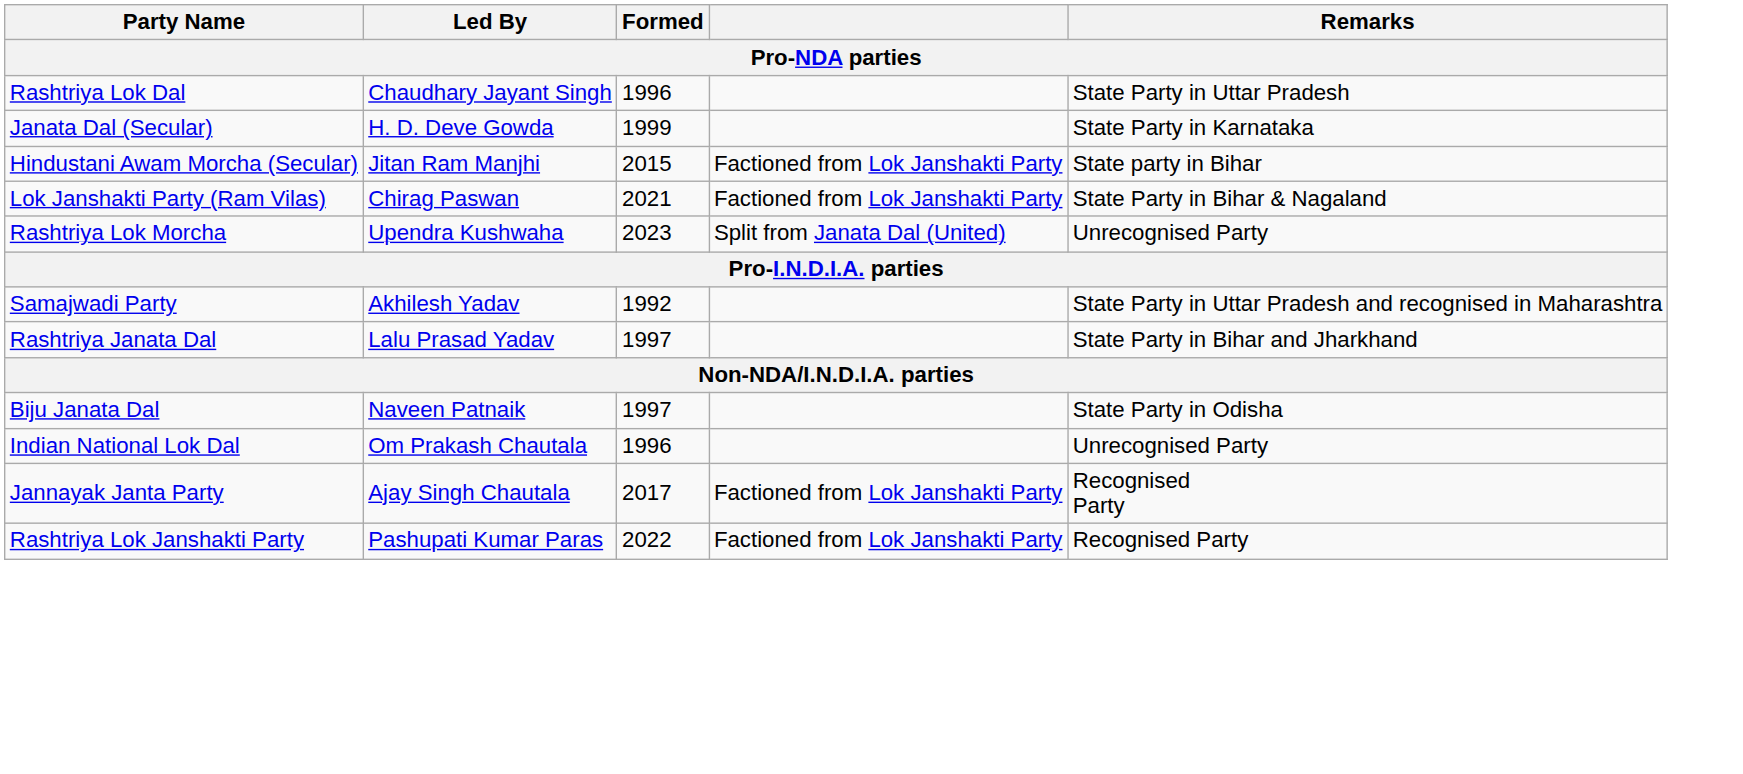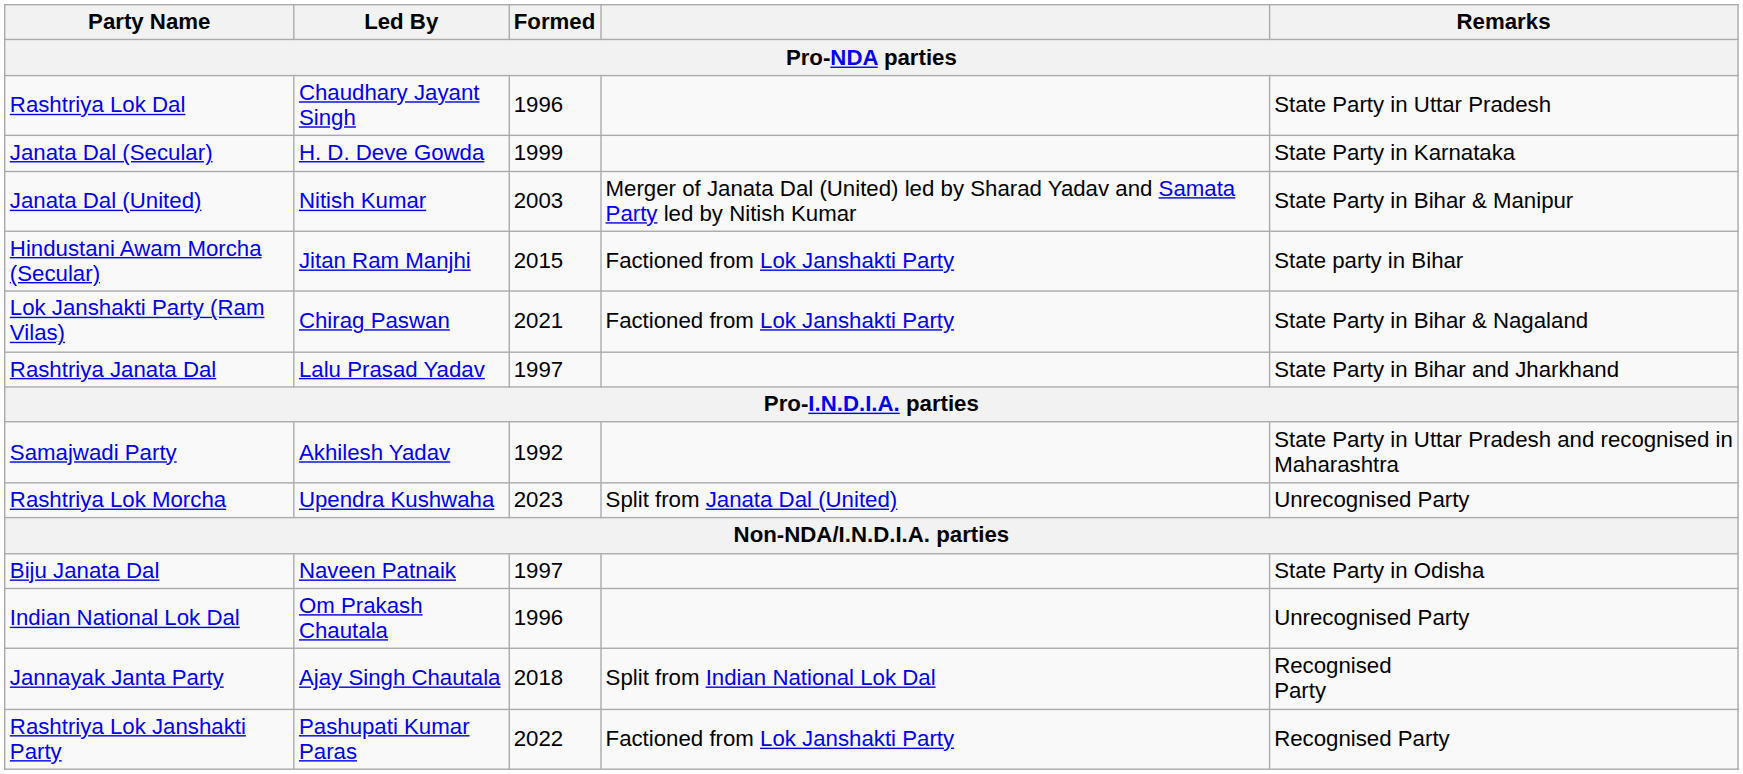+ row: (106, 200)
rows swapped: (118, 233) <-> (113, 339)
(647, 493) 2017 -> (538, 678) 2018
(888, 493) Factioned from Lok Janshakti Party -> (771, 678) Split from Indian National Lok Dal
